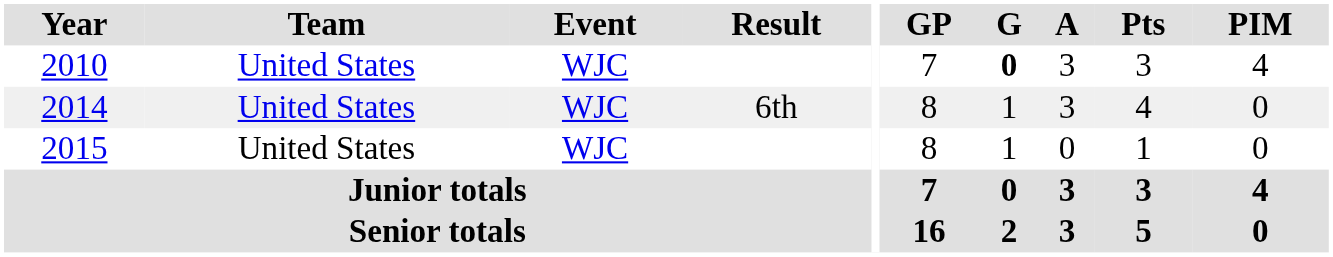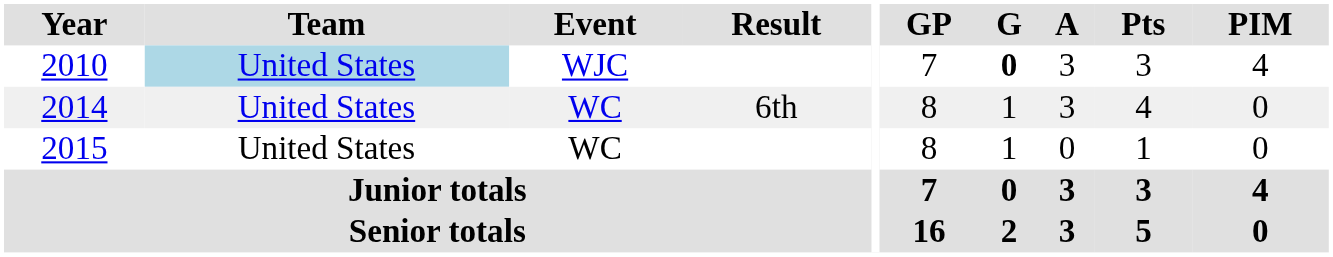(326, 65) no background -> (326, 65) lightblue background
(595, 106) WJC -> (595, 106) WC
(595, 148) WJC -> (595, 148) WC
